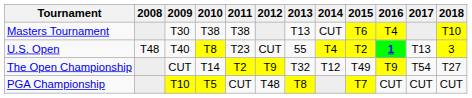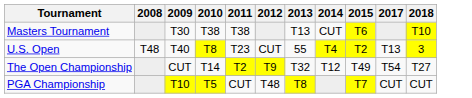- column: (391, 13)
